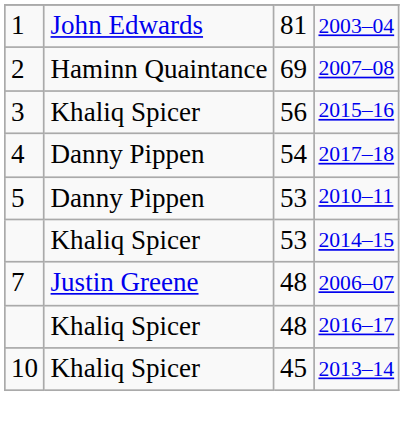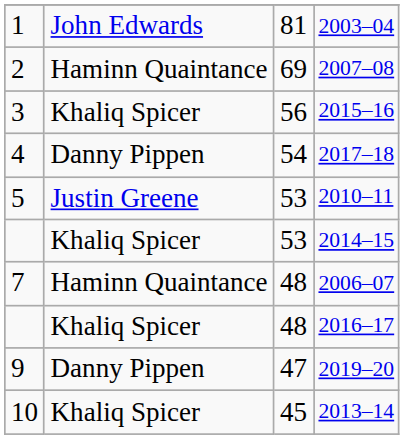(128, 197) Danny Pippen -> (125, 197) Justin Greene
(125, 283) Justin Greene -> (159, 283) Haminn Quaintance
+ row: (356, 369)
